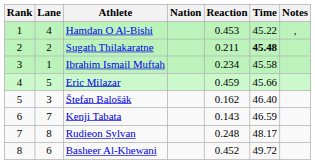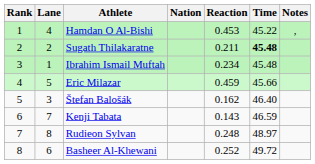(265, 64) 45.58 -> (265, 64) 45.48
(265, 133) 48.17 -> (265, 133) 48.97
(227, 151) 0.452 -> (227, 151) 0.252
